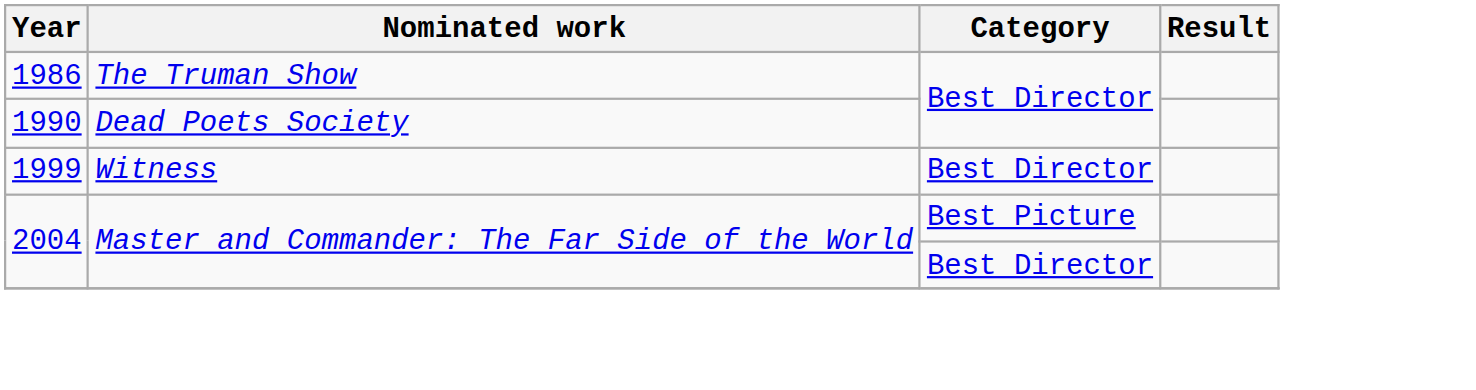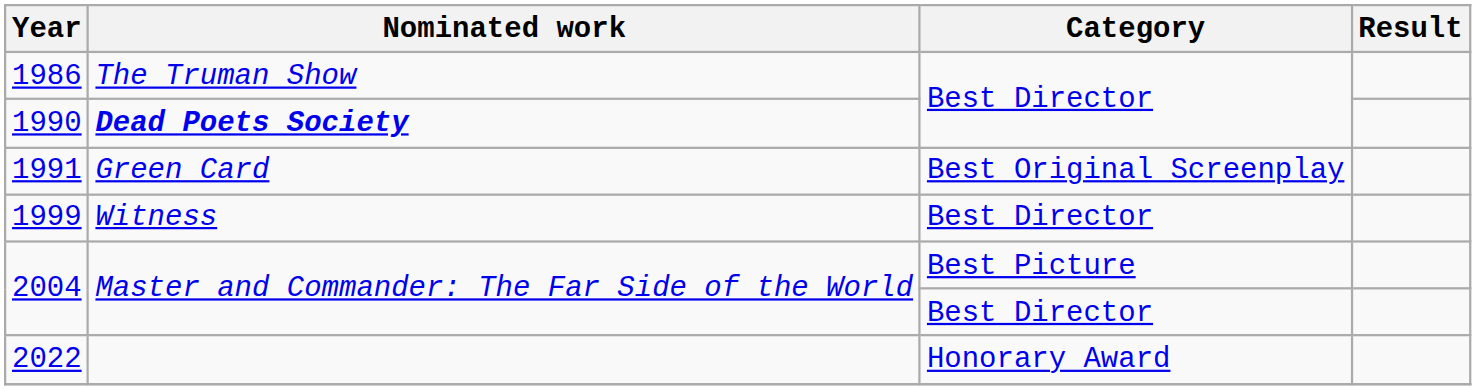(252, 123) normal -> (252, 123) bold
+ row: (47, 170)
+ row: (47, 359)
